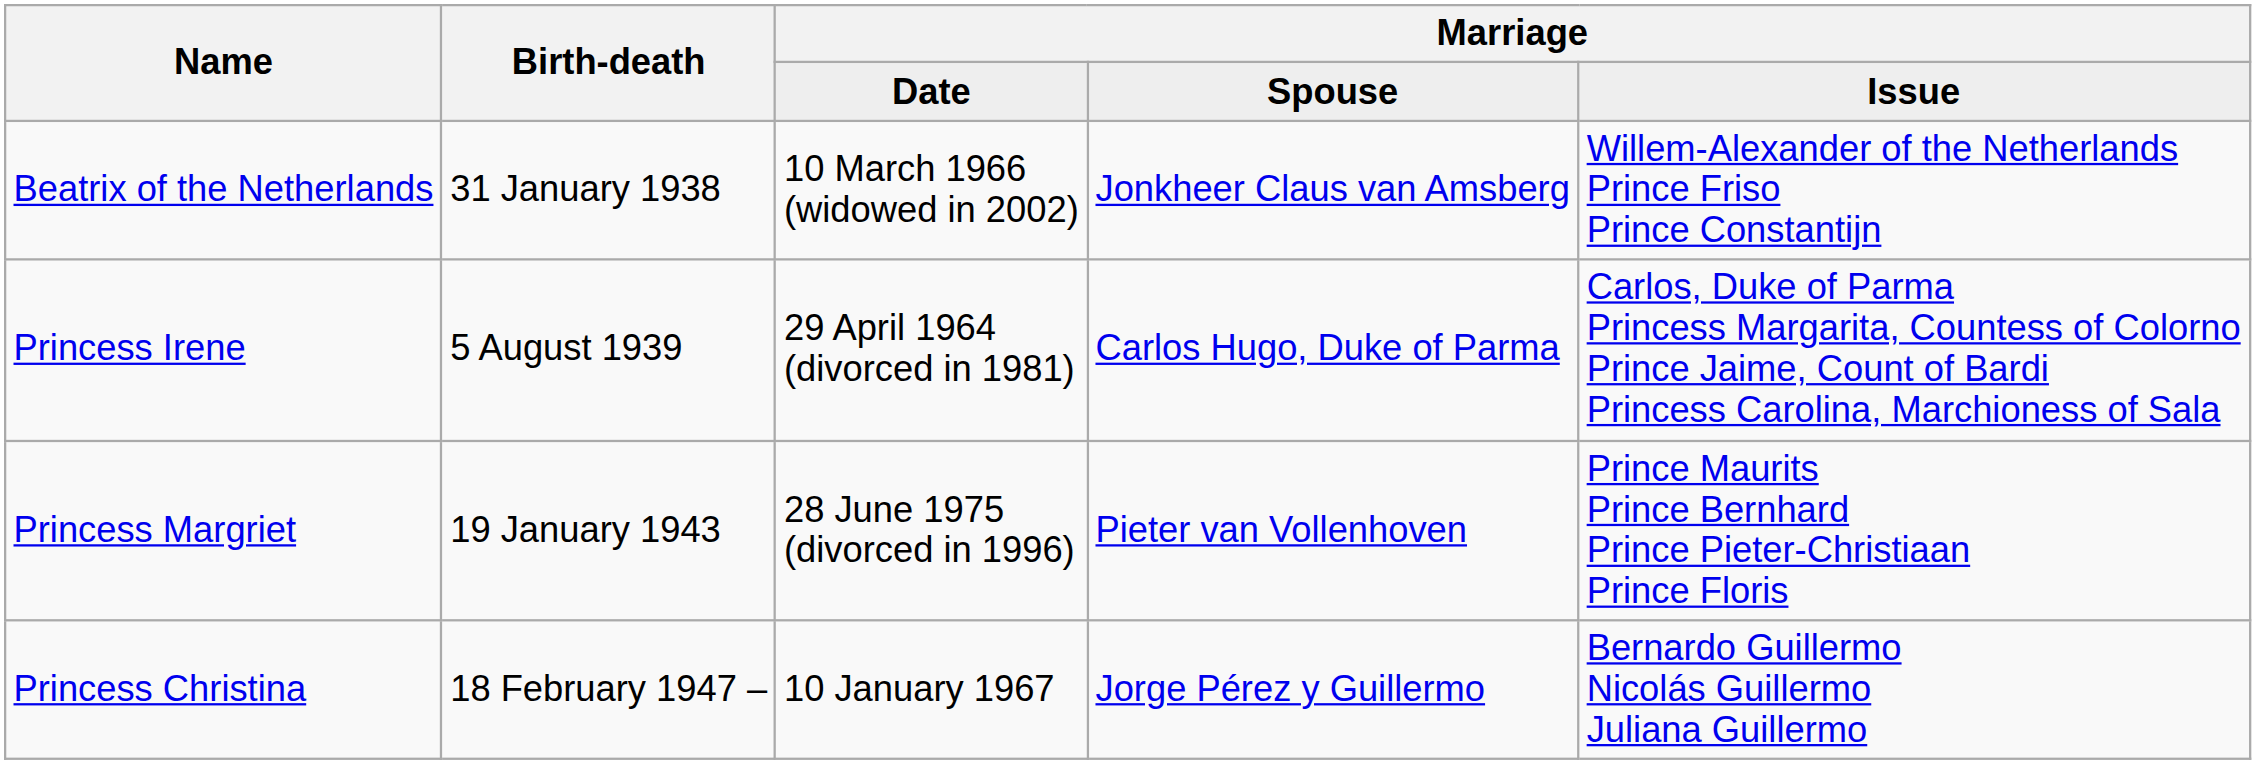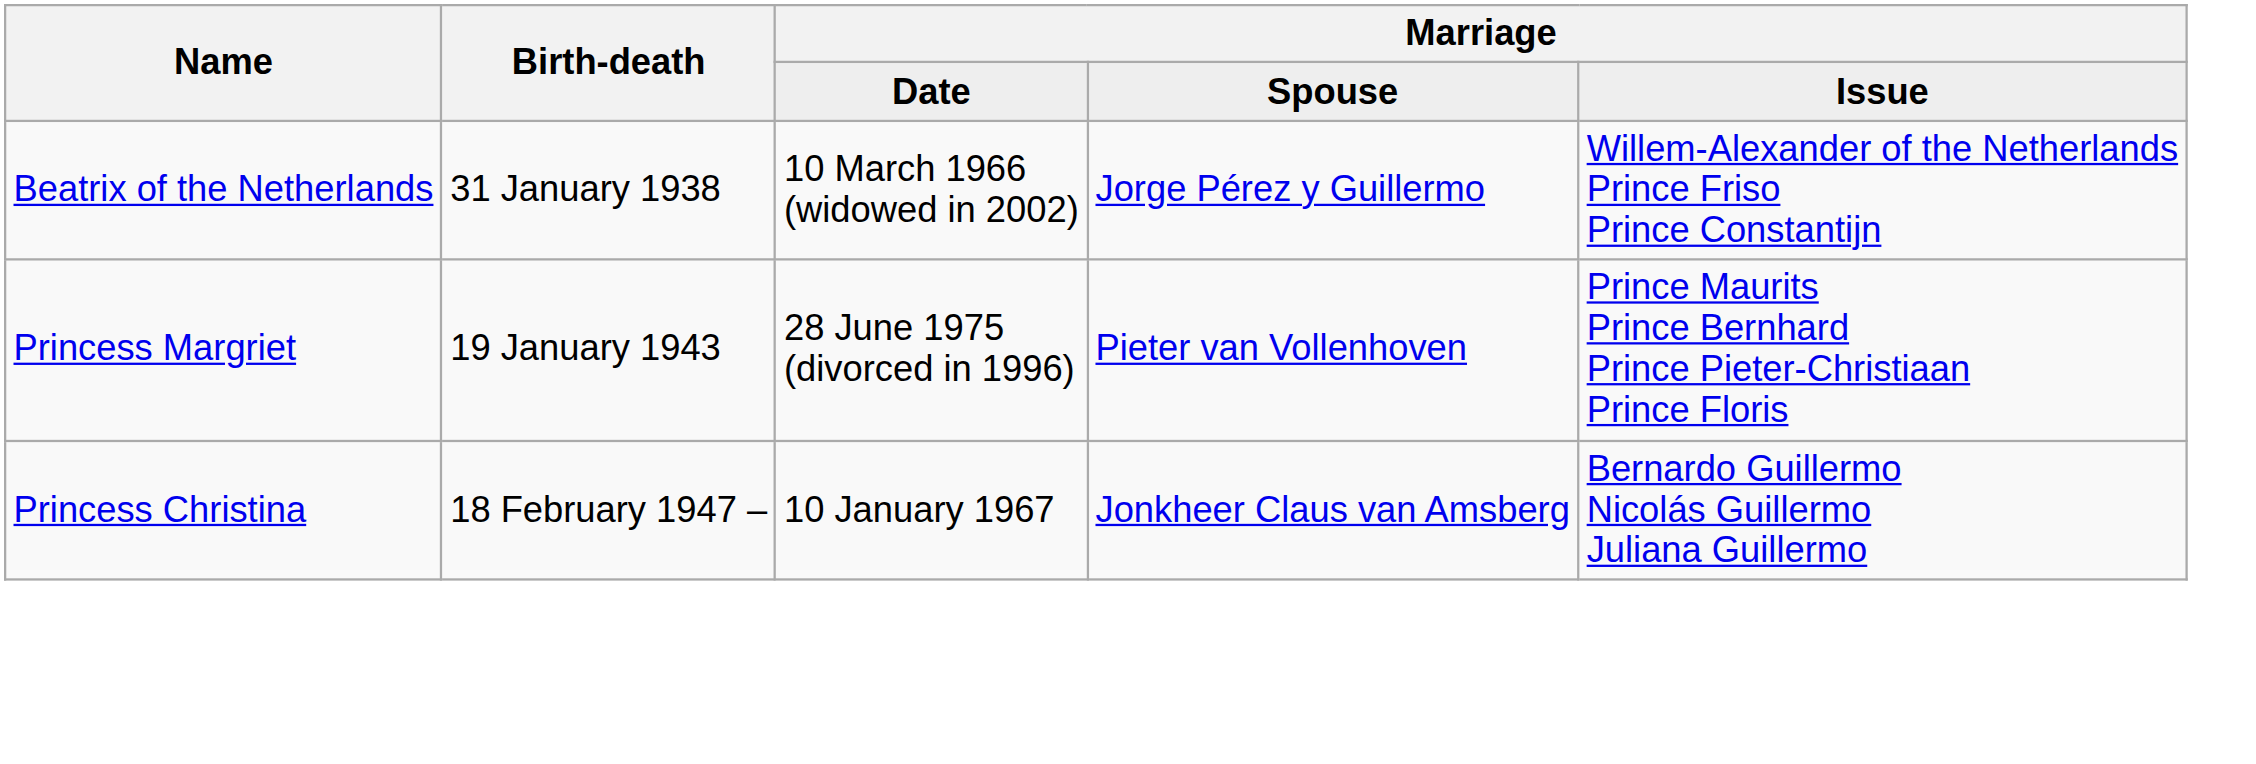(1333, 189) Jonkheer Claus van Amsberg -> (1290, 189) Jorge Pérez y Guillermo
- row: (130, 349)
(1290, 689) Jorge Pérez y Guillermo -> (1333, 508) Jonkheer Claus van Amsberg
